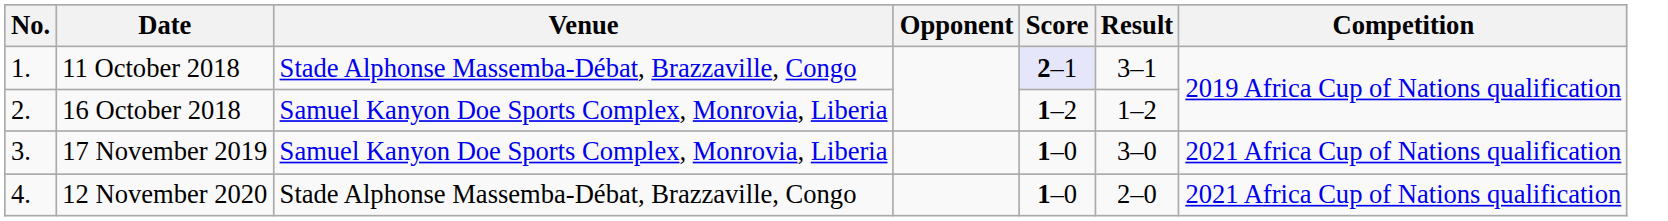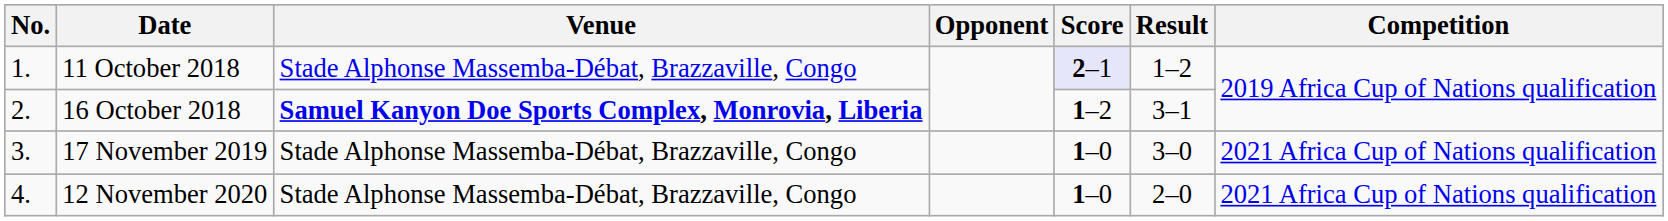(1137, 67) 3–1 -> (1172, 67) 1–2
(584, 109) normal -> (601, 109) bold
(1137, 109) 1–2 -> (1172, 109) 3–1
(584, 151) Samuel Kanyon Doe Sports Complex, Monrovia, Liberia -> (568, 151) Stade Alphonse Massemba-Débat, Brazzaville, Congo
